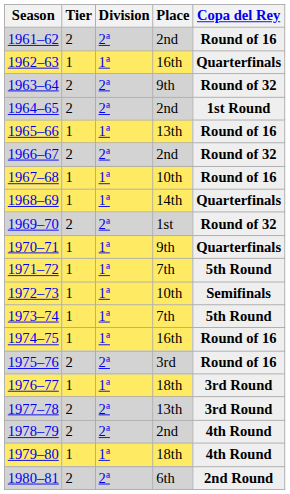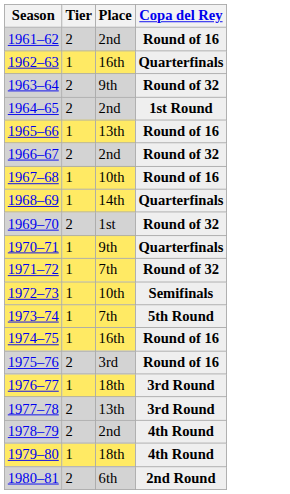- column: (124, 16)
(239, 270) 5th Round -> (181, 270) Round of 32
